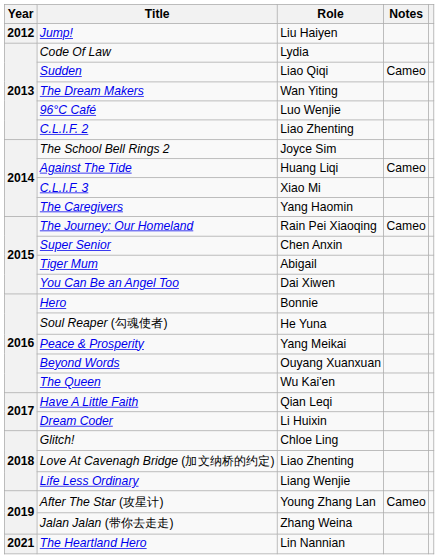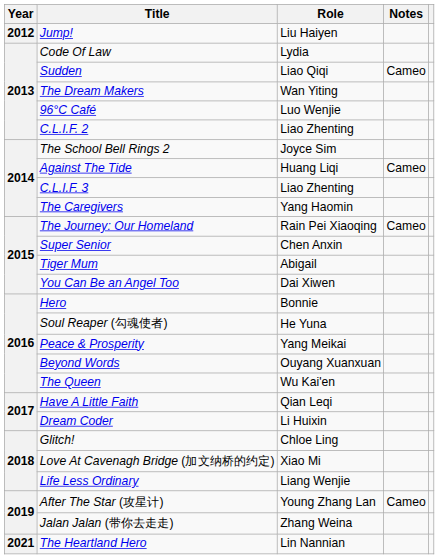(300, 187) Xiao Mi -> (317, 187) Liao Zhenting
(317, 461) Liao Zhenting -> (300, 461) Xiao Mi
